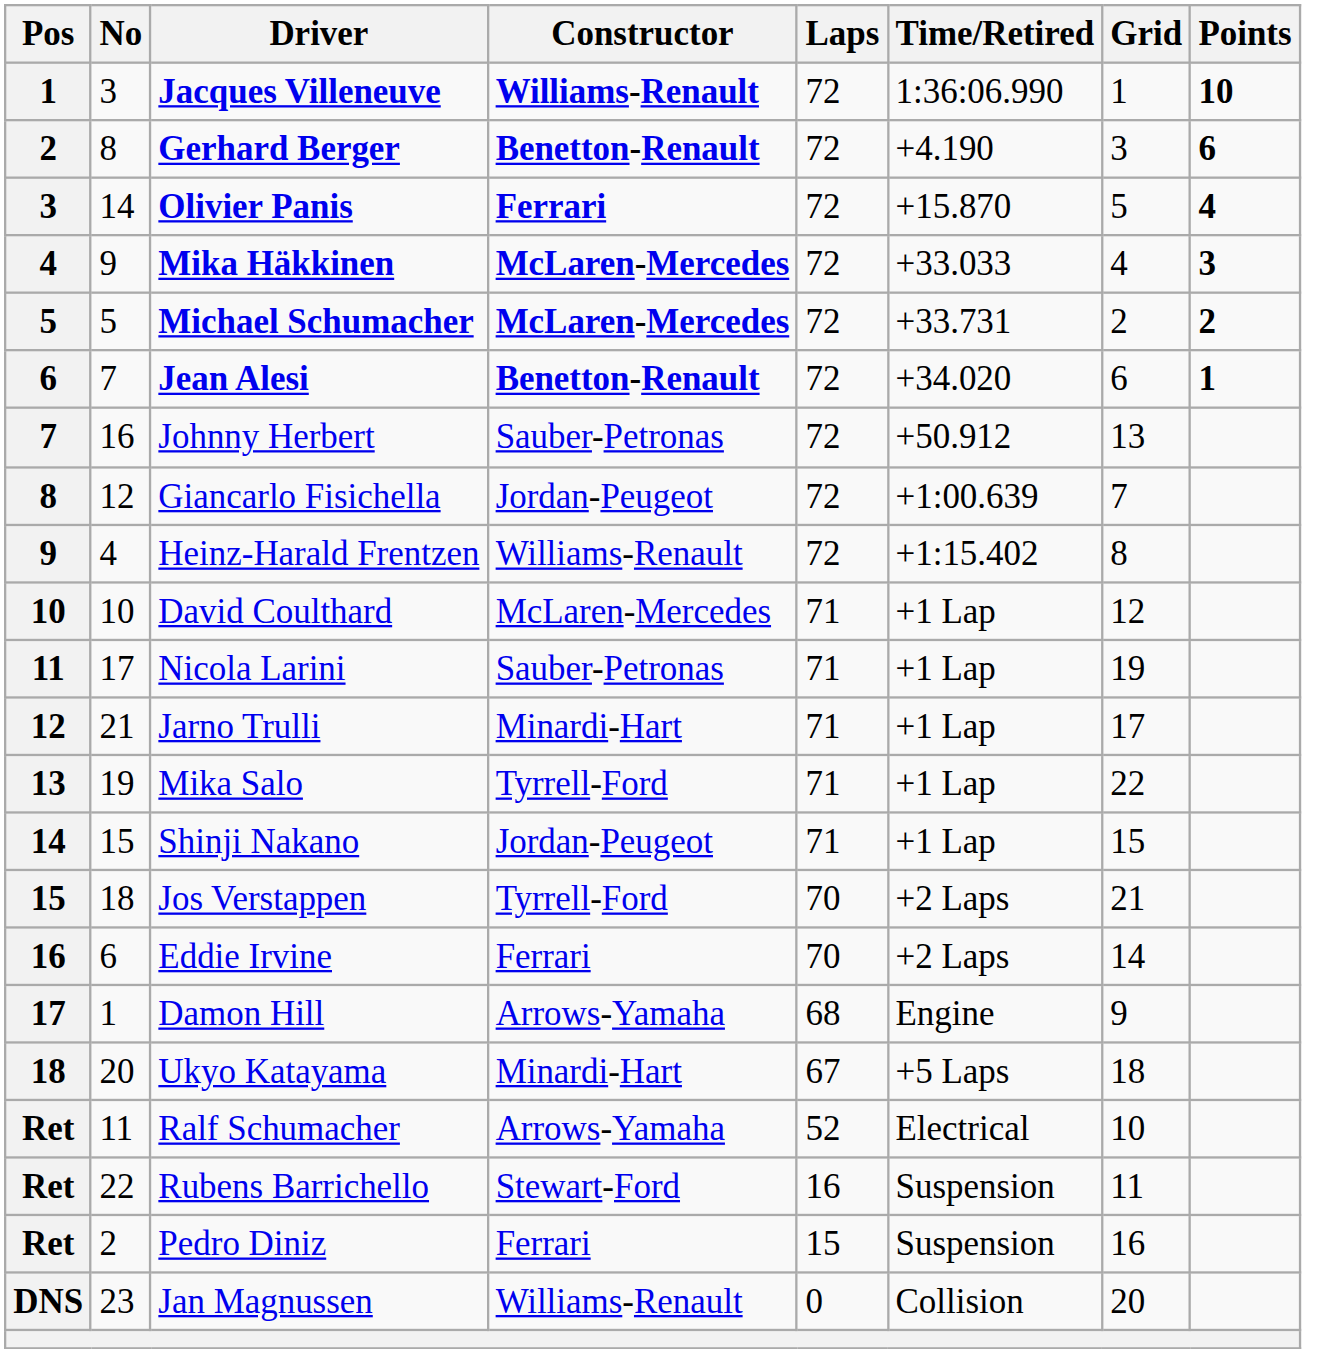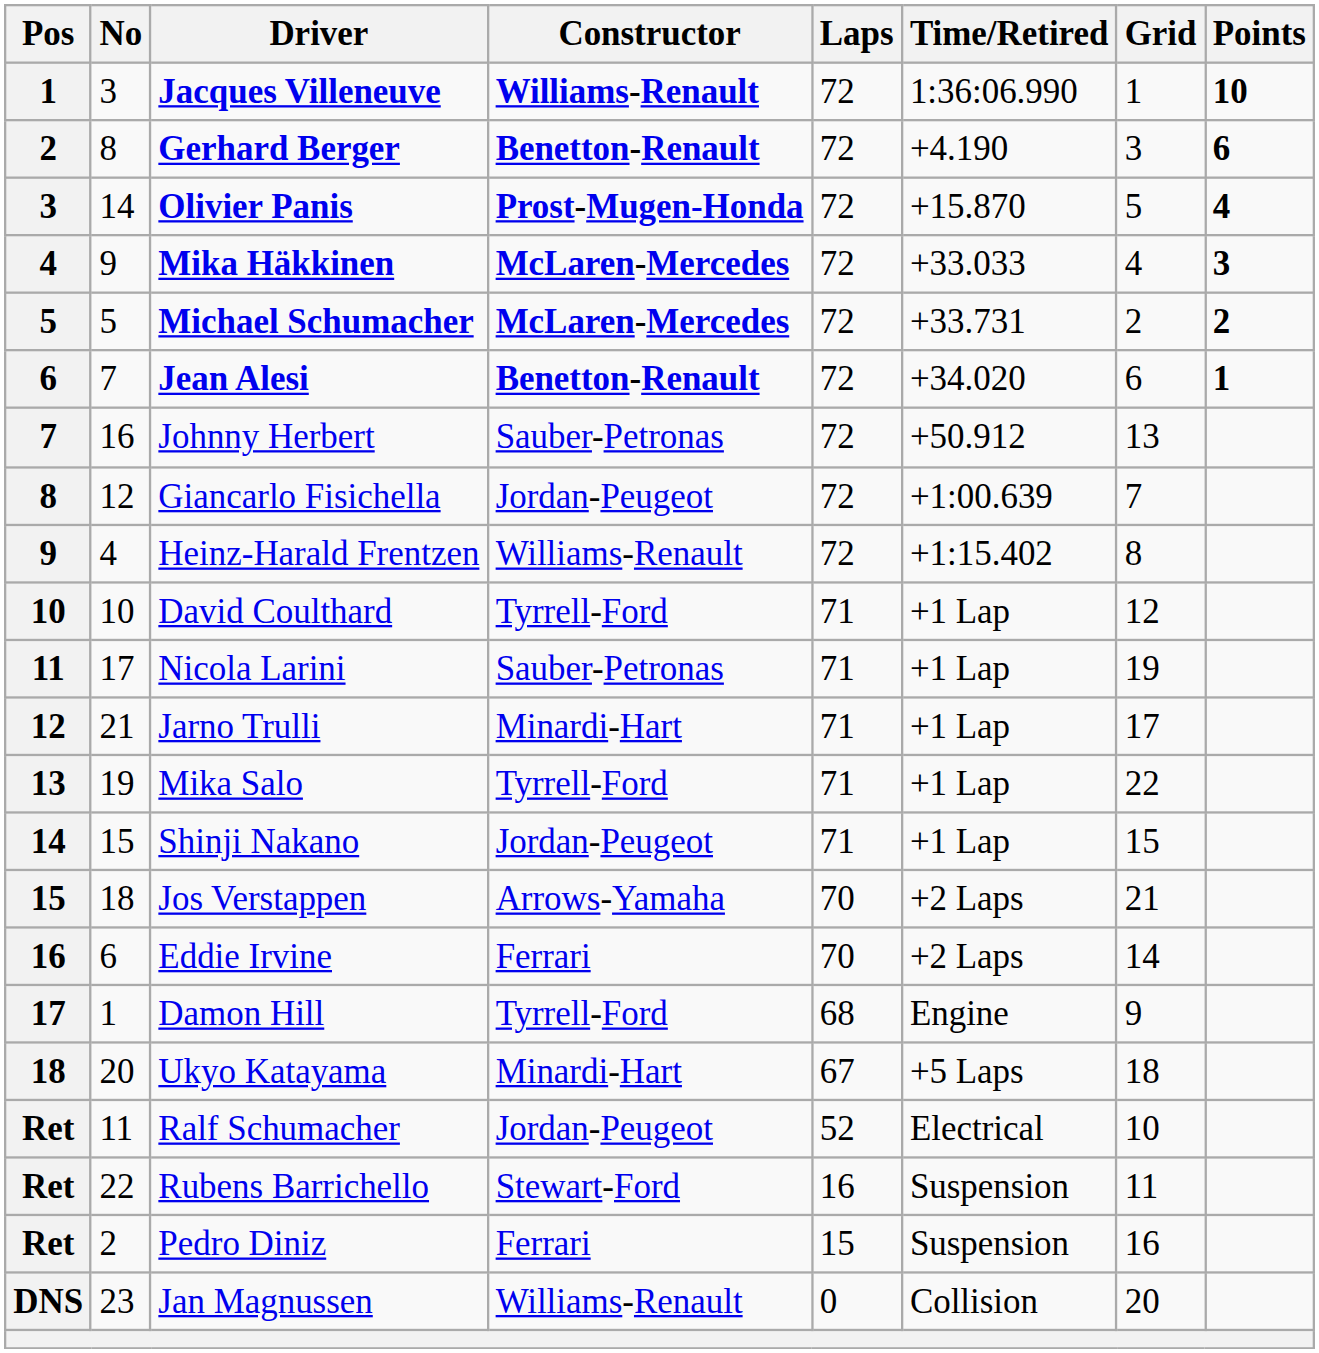(551, 206) Ferrari -> (650, 206) Prost-Mugen-Honda
(633, 609) McLaren-Mercedes -> (582, 609) Tyrrell-Ford
(582, 898) Tyrrell-Ford -> (610, 898) Arrows-Yamaha
(610, 1013) Arrows-Yamaha -> (582, 1013) Tyrrell-Ford
(610, 1128) Arrows-Yamaha -> (604, 1128) Jordan-Peugeot
